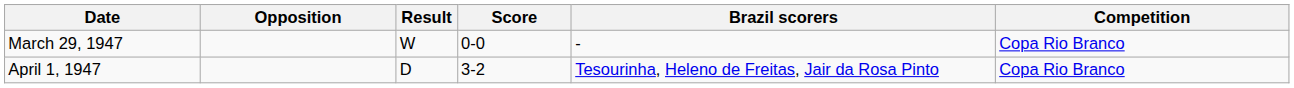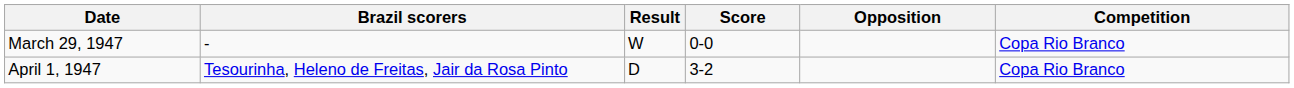columns swapped: (298, 17) <-> (783, 17)
